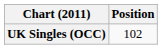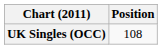(133, 34) 102 -> (133, 34) 108
